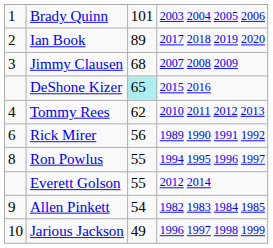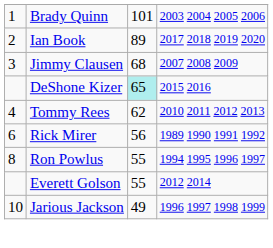- row: (70, 207)
